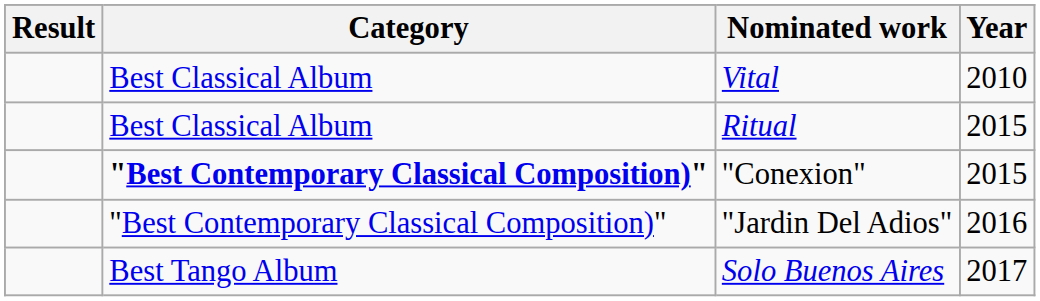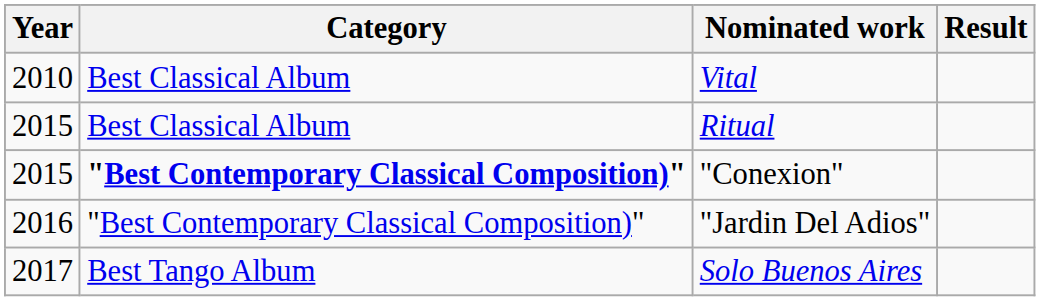columns swapped: (997, 28) <-> (54, 28)
